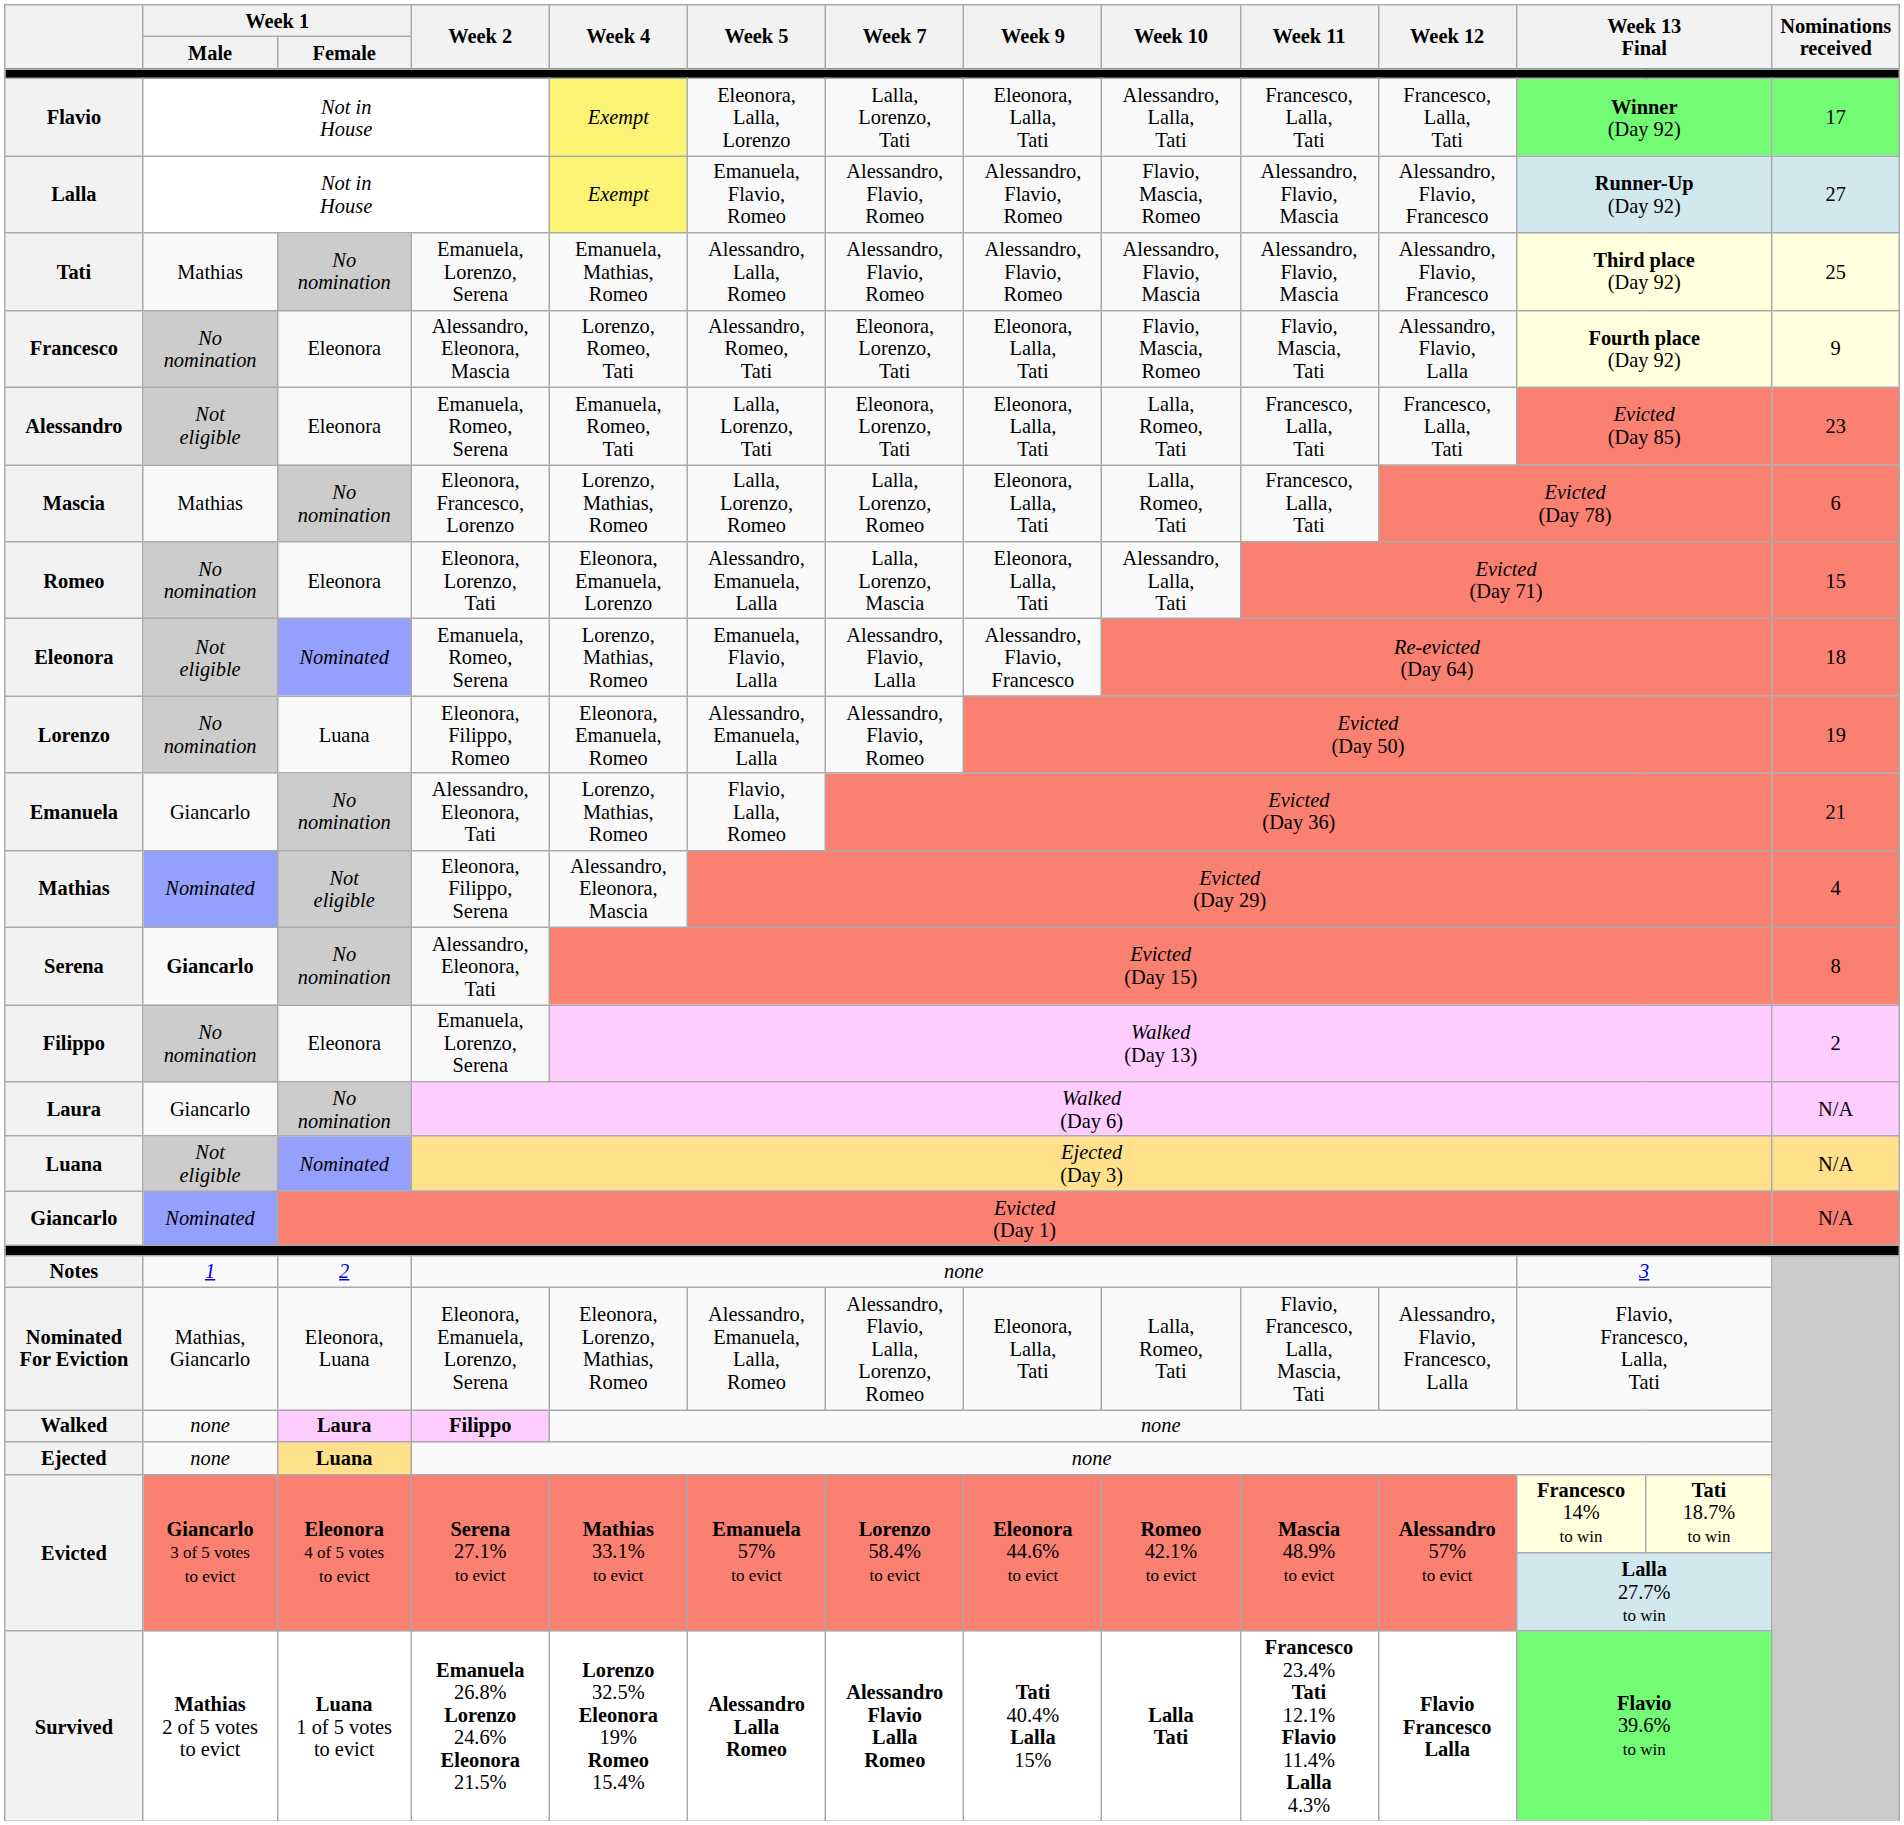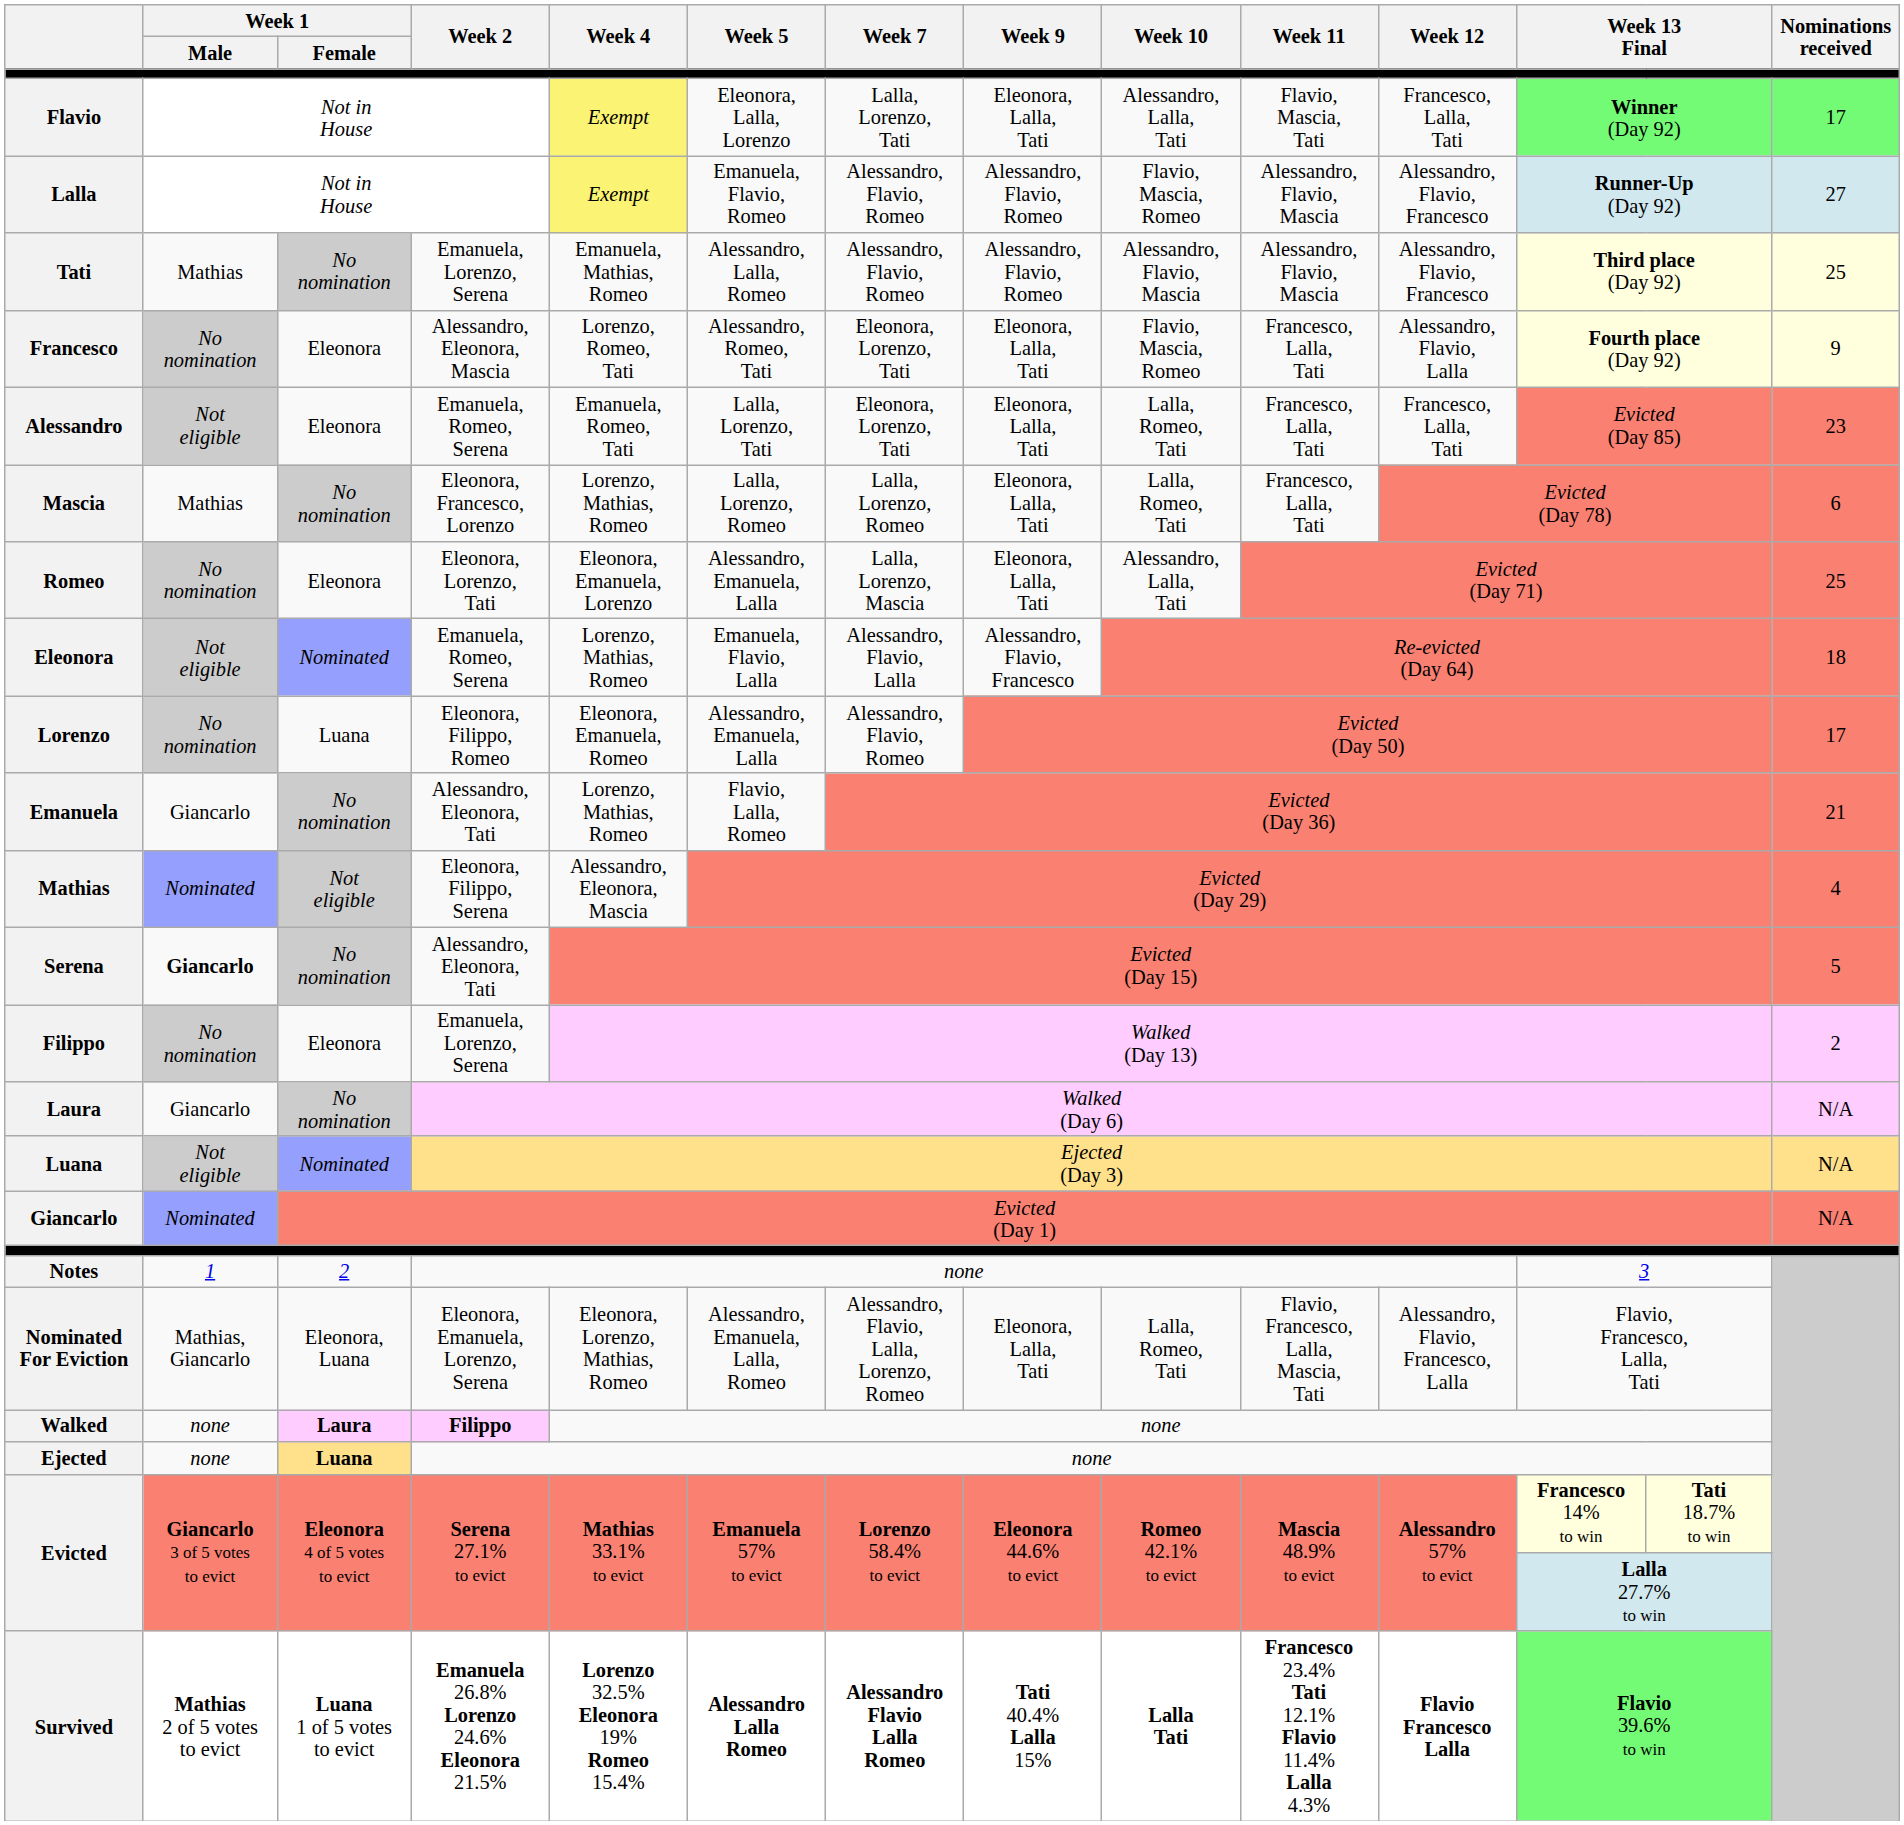(1309, 117) Francesco, Lalla, Tati -> (1309, 117) Flavio, Mascia, Tati
(1309, 348) Flavio, Mascia, Tati -> (1309, 348) Francesco, Lalla, Tati
(1836, 580) 15 -> (1836, 580) 25
(1836, 734) 19 -> (1836, 734) 17
(1836, 966) 8 -> (1836, 966) 5
